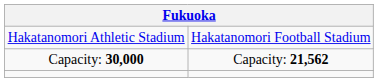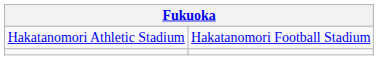- row: (96, 59)
